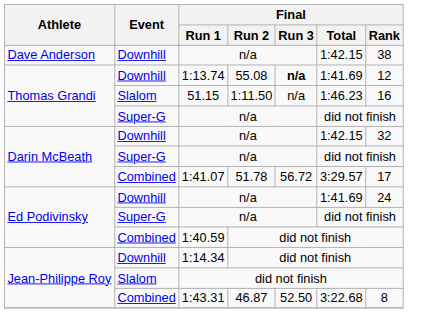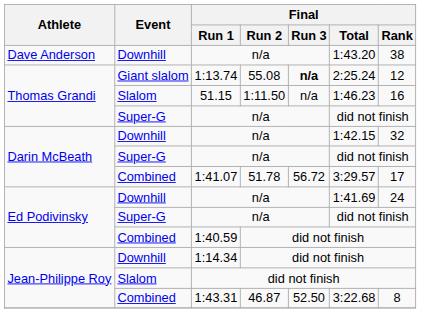(341, 55) 1:42.15 -> (354, 55) 1:43.20
(142, 76) Downhill -> (153, 76) Giant slalom
(341, 76) 1:41.69 -> (354, 76) 2:25.24
